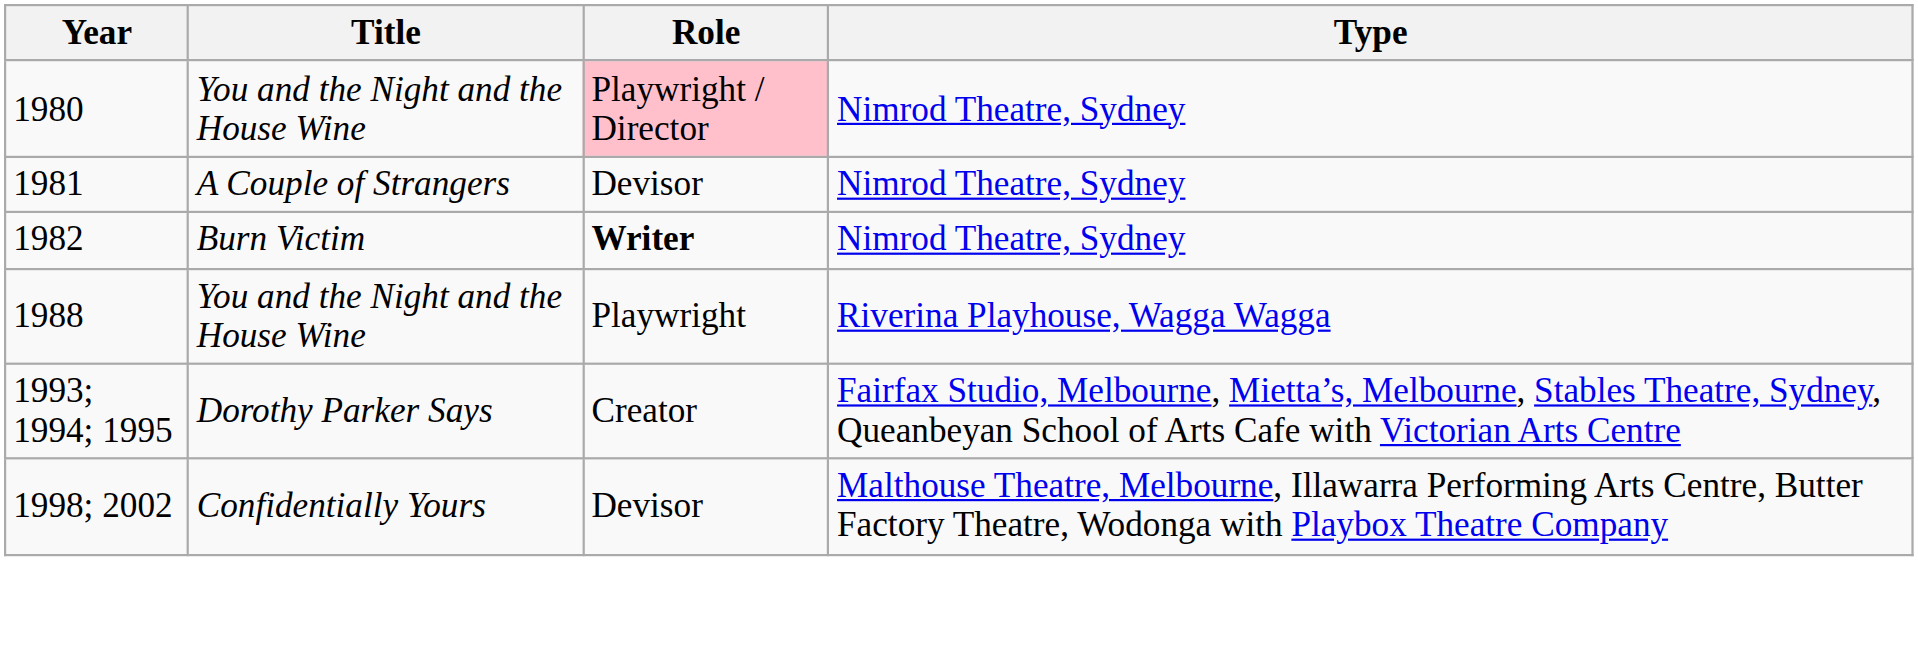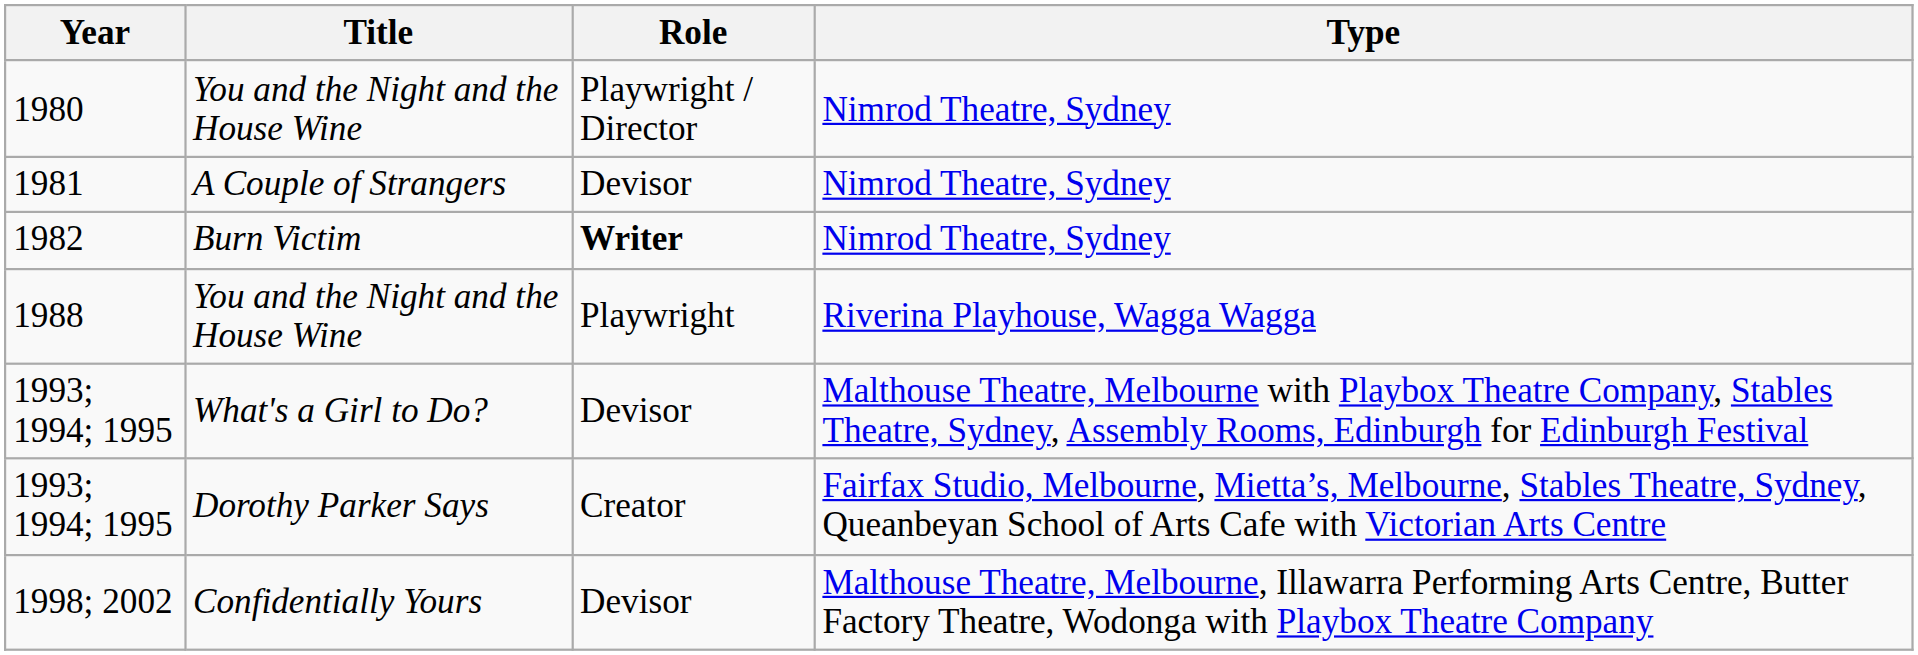(678, 108) pink background -> (667, 108) no background
+ row: (93, 410)
